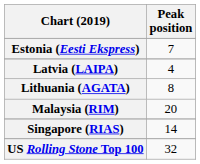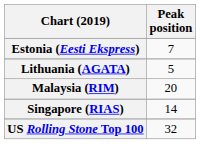- row: (75, 68)
(171, 88) 8 -> (171, 68) 5
